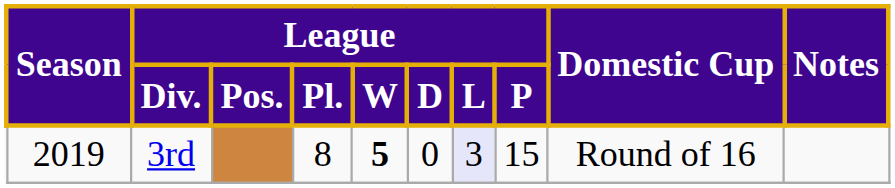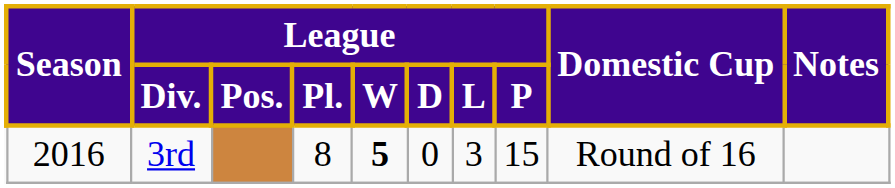(69, 153) 2019 -> (69, 153) 2016
(474, 153) lavender background -> (474, 153) no background
